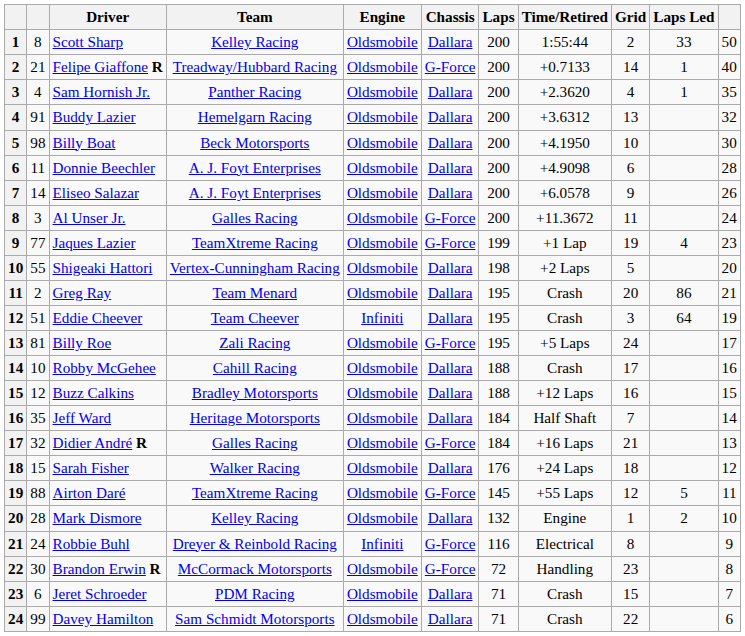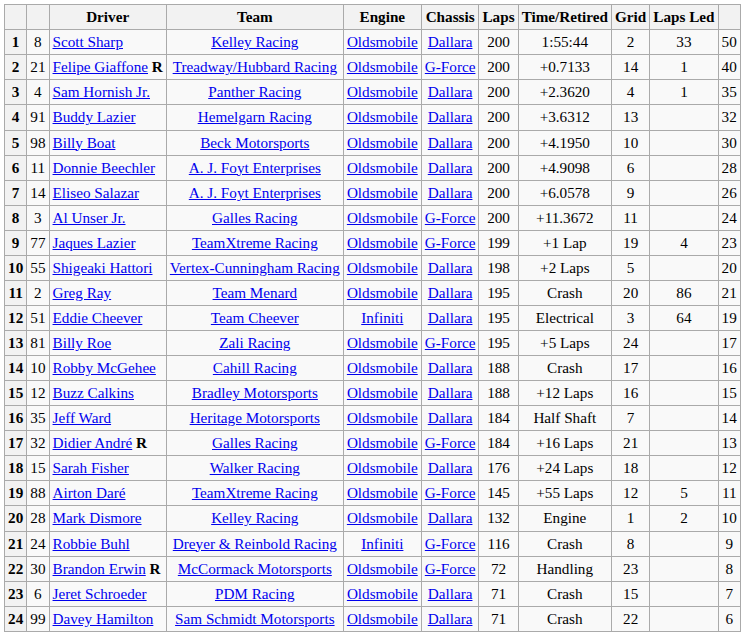(565, 317) Crash -> (565, 317) Electrical
(565, 543) Electrical -> (565, 543) Crash
